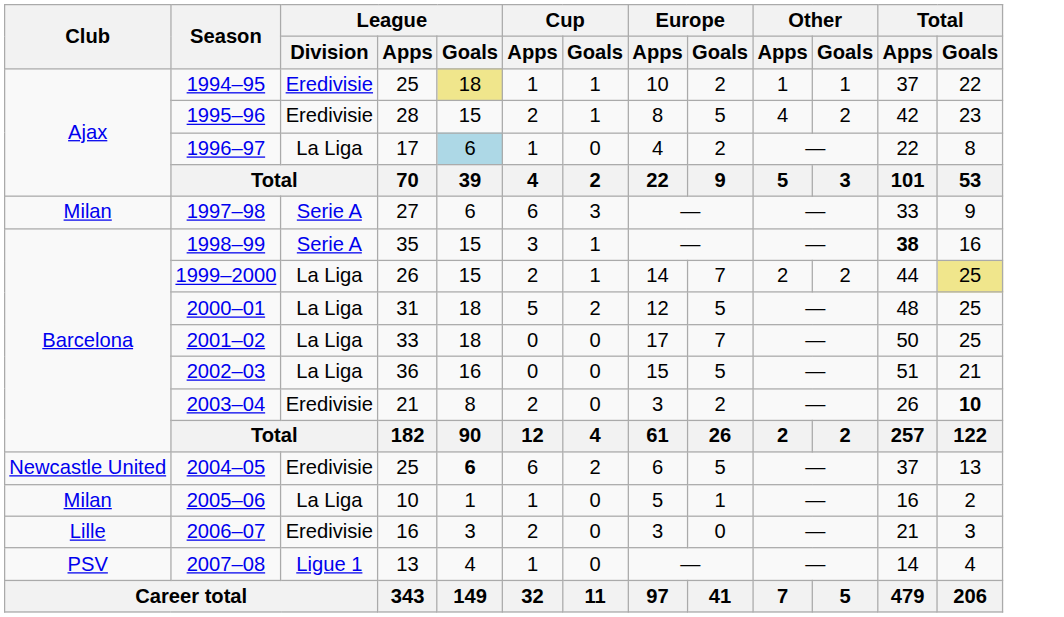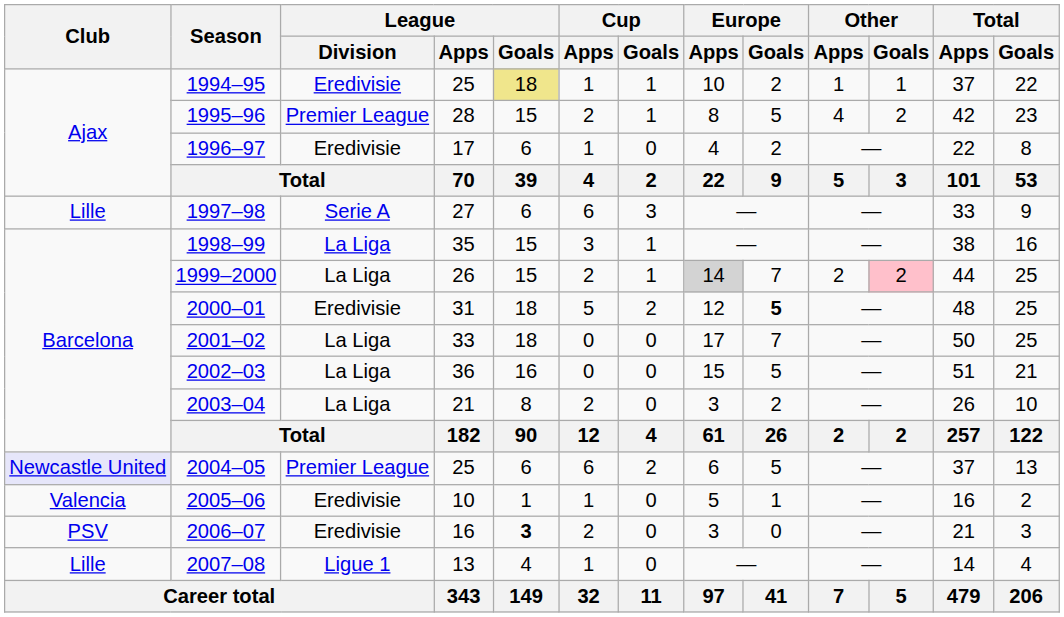(329, 116) Eredivisie -> (357, 116) Premier League
(329, 148) La Liga -> (357, 148) Eredivisie
(470, 148) lightblue background -> (526, 148) no background
(88, 212) Milan -> (88, 212) Lille
(329, 244) Serie A -> (357, 244) La Liga
(908, 244) bold -> (964, 244) normal
(658, 276) no background -> (714, 276) lightgrey background
(845, 276) no background -> (901, 276) pink background
(970, 276) khaki background -> (1026, 276) no background
(329, 308) La Liga -> (357, 308) Eredivisie
(720, 308) normal -> (776, 308) bold
(329, 404) Eredivisie -> (357, 404) La Liga
(970, 404) bold -> (1026, 404) normal
(88, 468) no background -> (88, 468) lavender background
(329, 468) Eredivisie -> (357, 468) Premier League
(470, 468) bold -> (526, 468) normal
(88, 500) Milan -> (88, 500) Valencia
(329, 500) La Liga -> (357, 500) Eredivisie
(88, 532) Lille -> (88, 532) PSV
(470, 532) normal -> (526, 532) bold
(88, 564) PSV -> (88, 564) Lille
